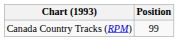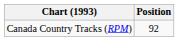(154, 28) 99 -> (154, 28) 92
